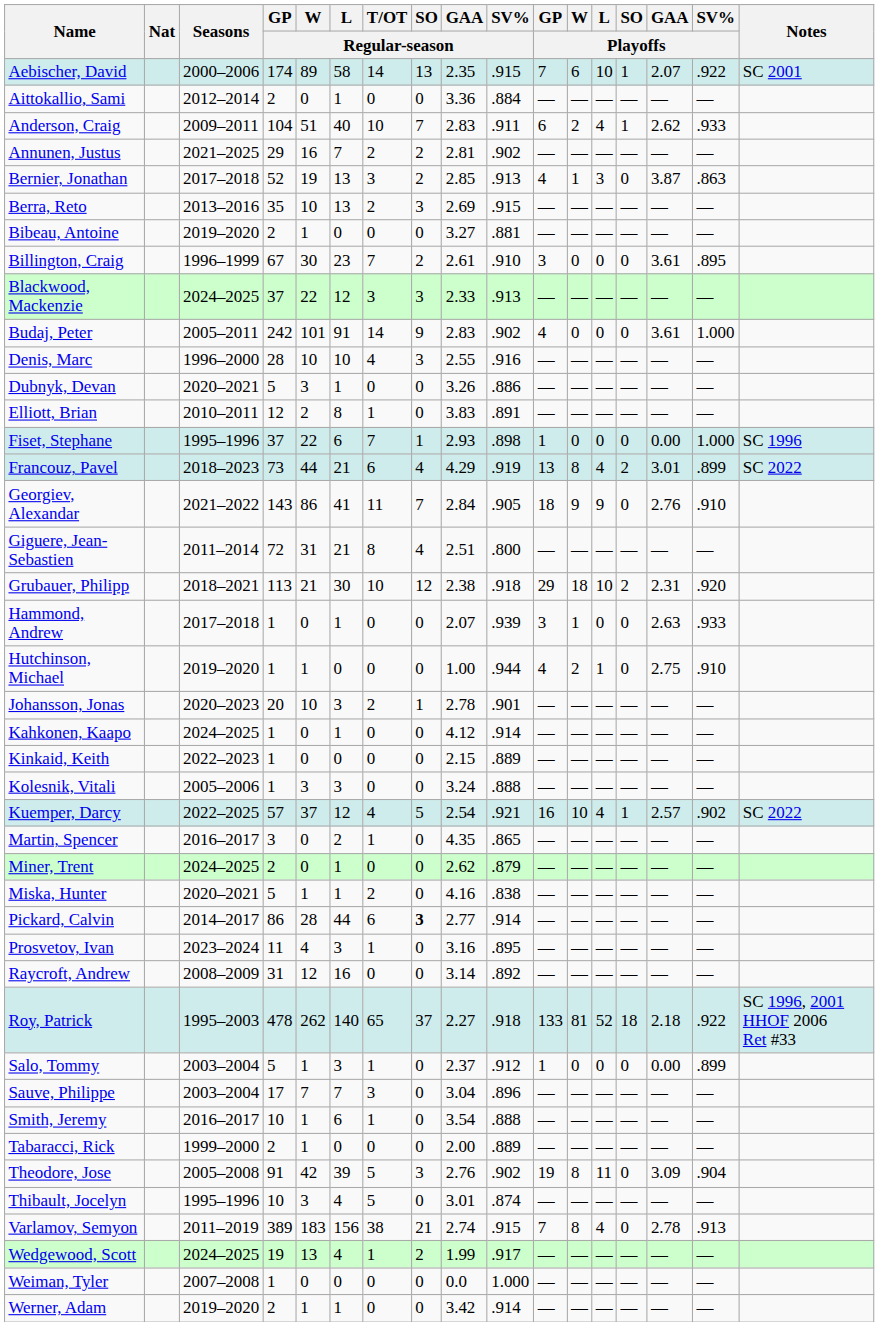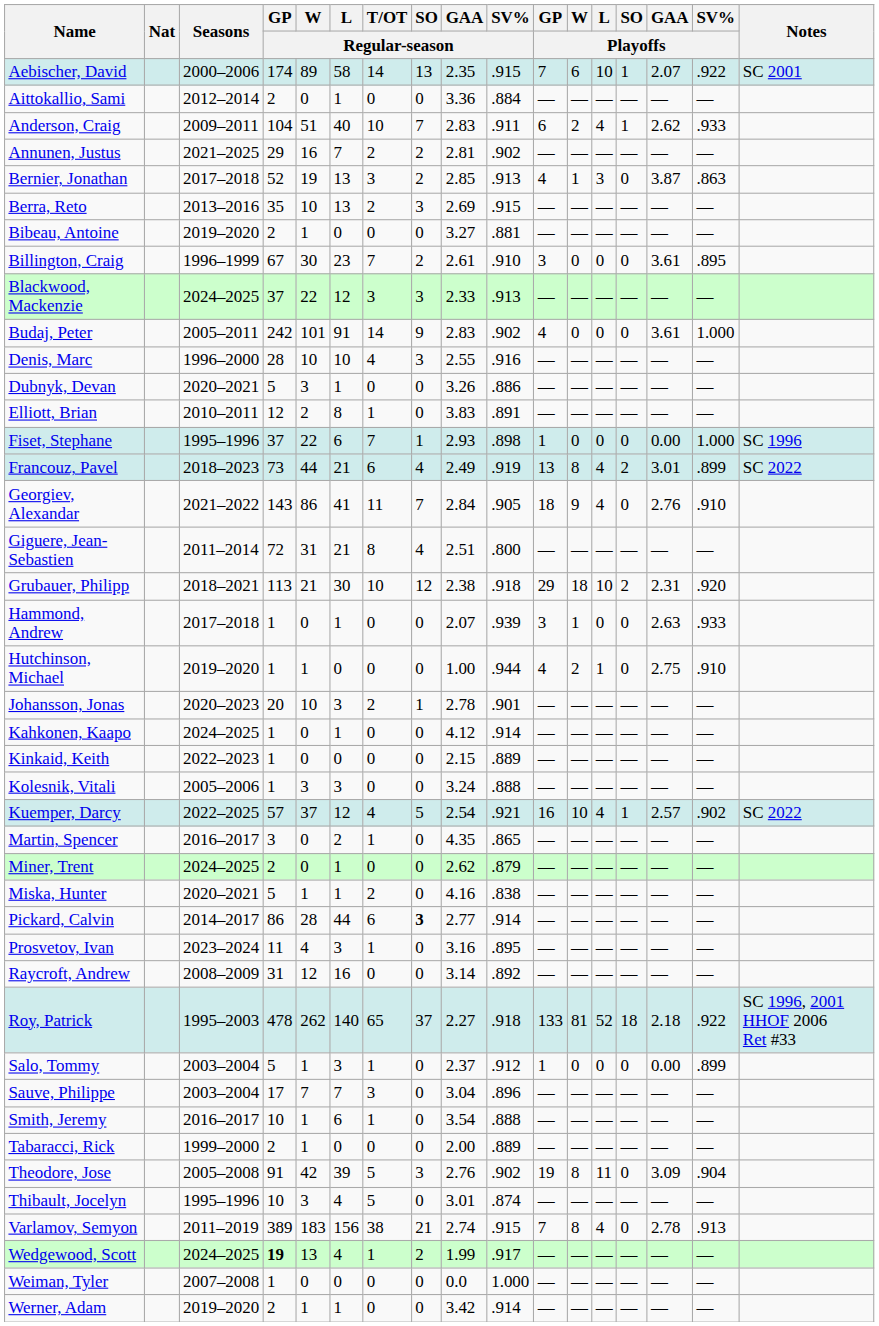(460, 467) 4.29 -> (460, 467) 2.49
(600, 503) 9 -> (600, 503) 4
(276, 1254) normal -> (276, 1254) bold
